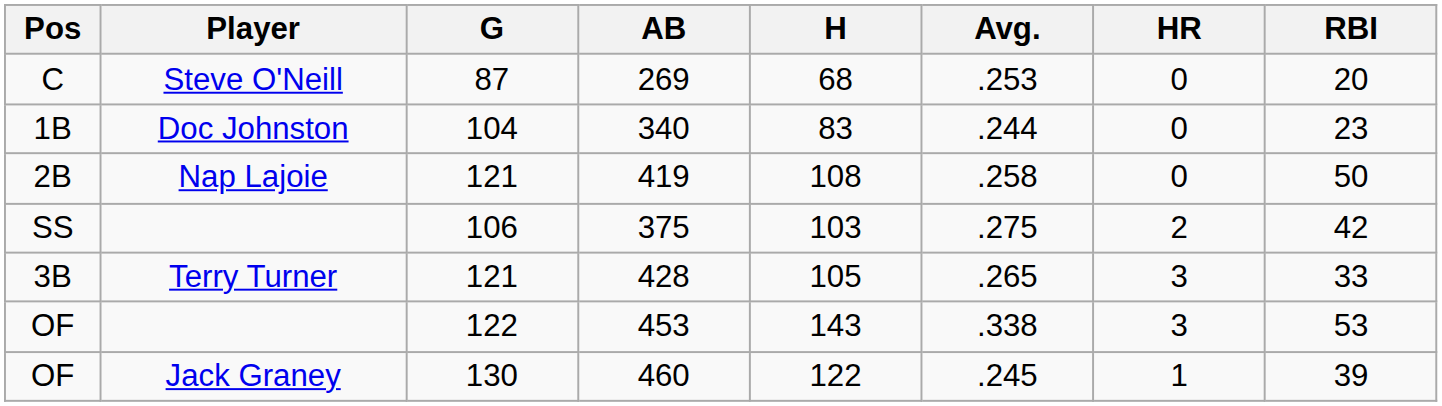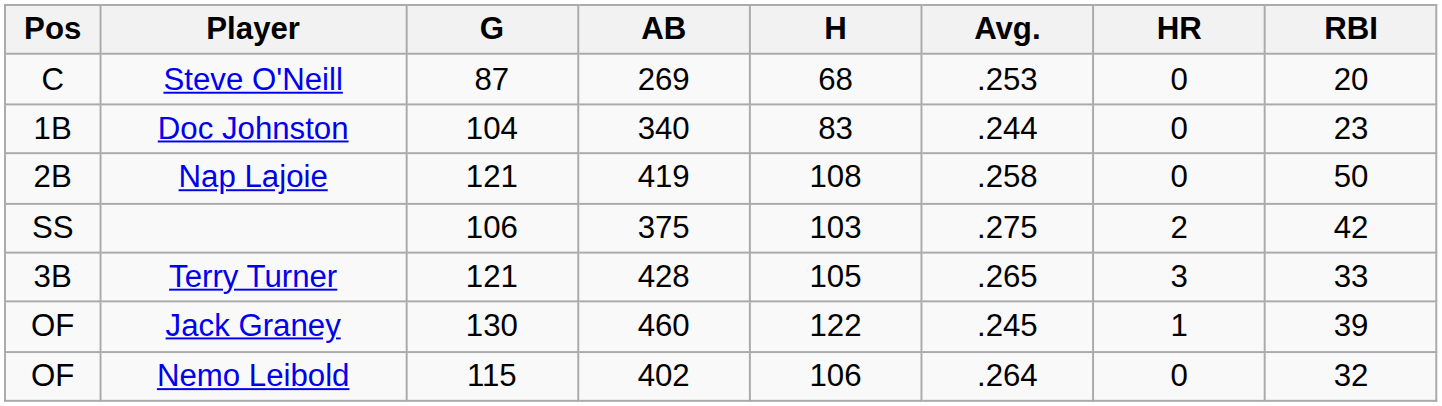- row: (664, 326)
+ row: (664, 375)
